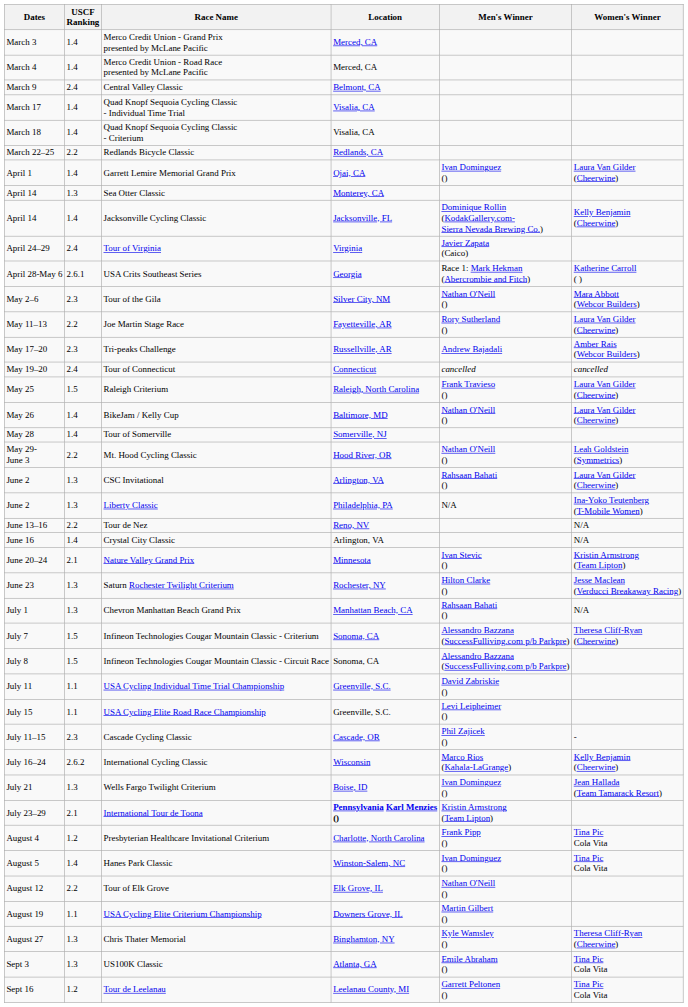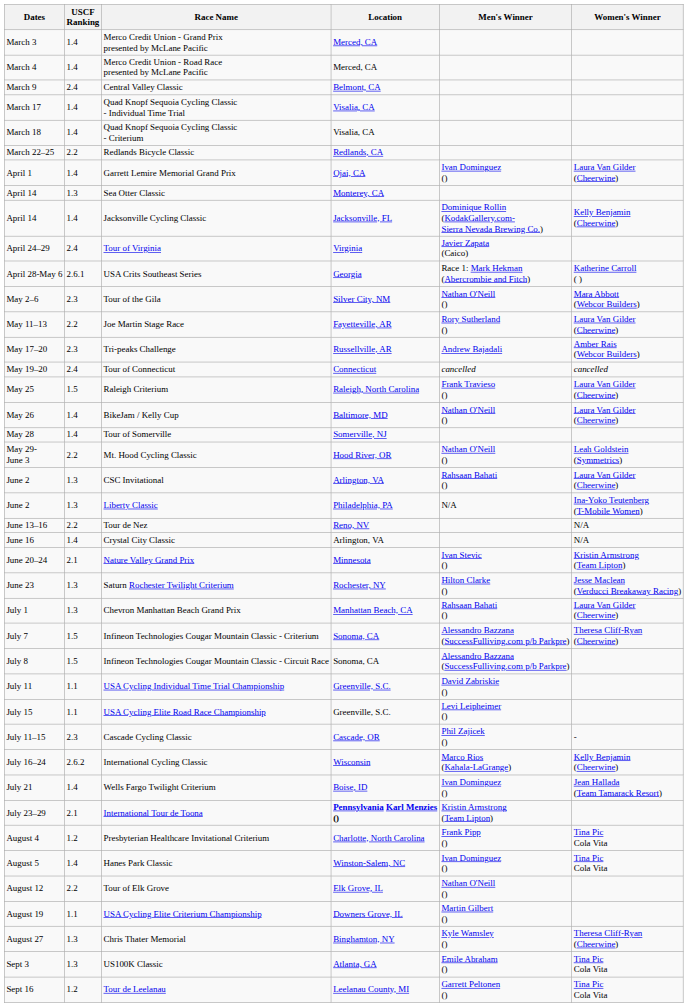(581, 611) N/A -> (605, 611) Laura Van Gilder (Cheerwine)
(72, 788) 1.3 -> (72, 788) 1.4
